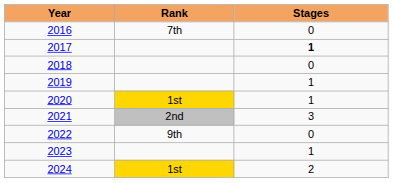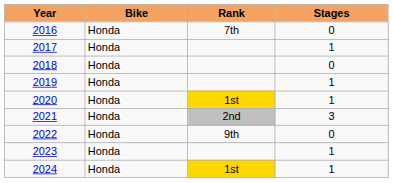+ column: (137, 13)
(311, 48) bold -> (332, 48) normal
(311, 169) 2 -> (332, 169) 1
